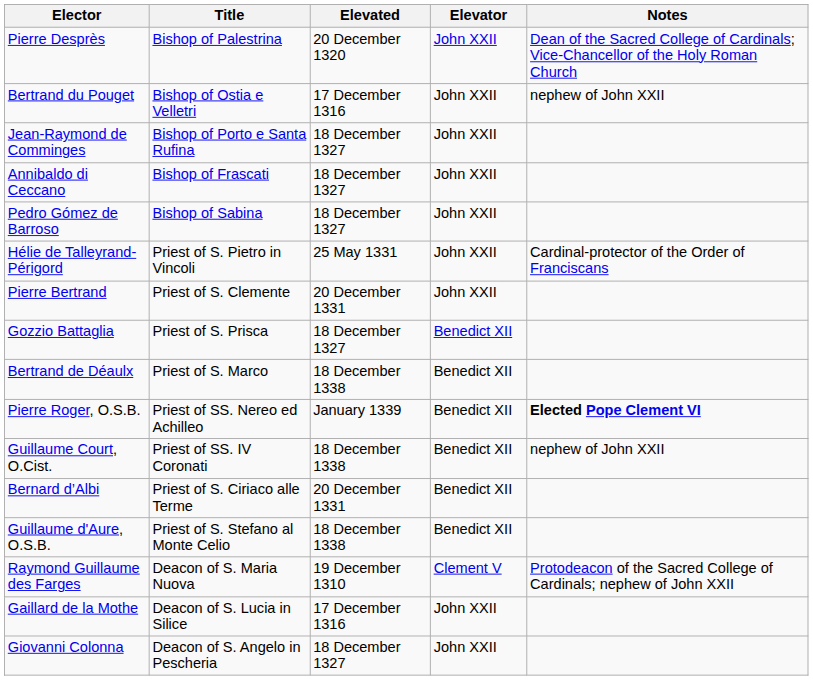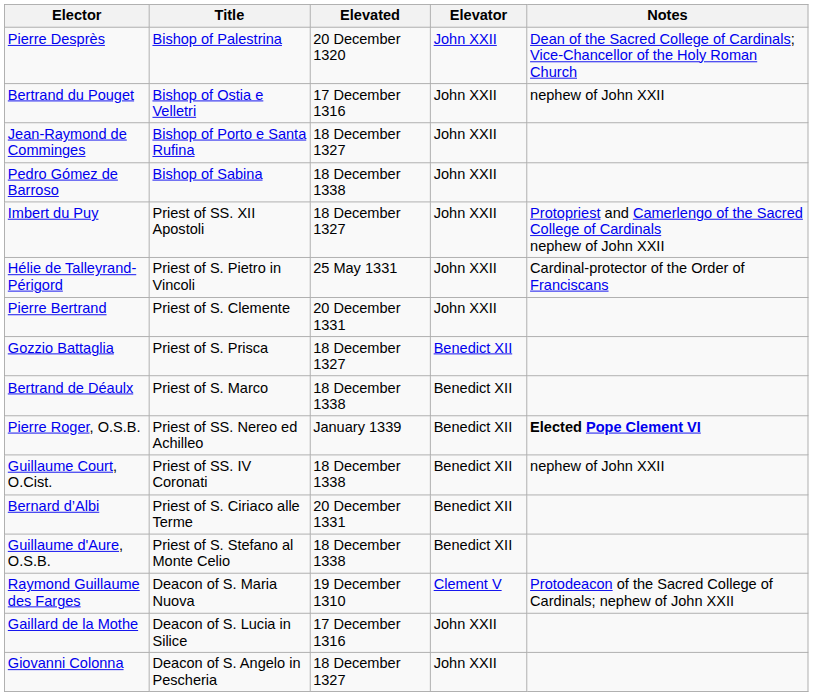- row: (48, 182)
(357, 221) 18 December 1327 -> (357, 182) 18 December 1338
+ row: (53, 213)
